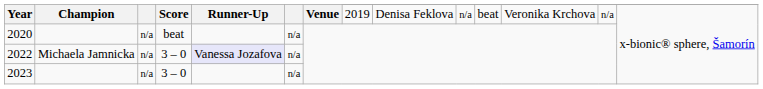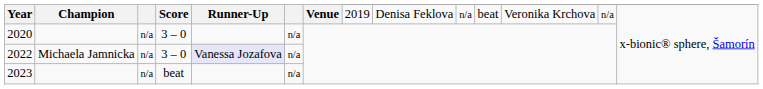(174, 34) beat -> (174, 34) 3 – 0
(174, 73) 3 – 0 -> (174, 73) beat
